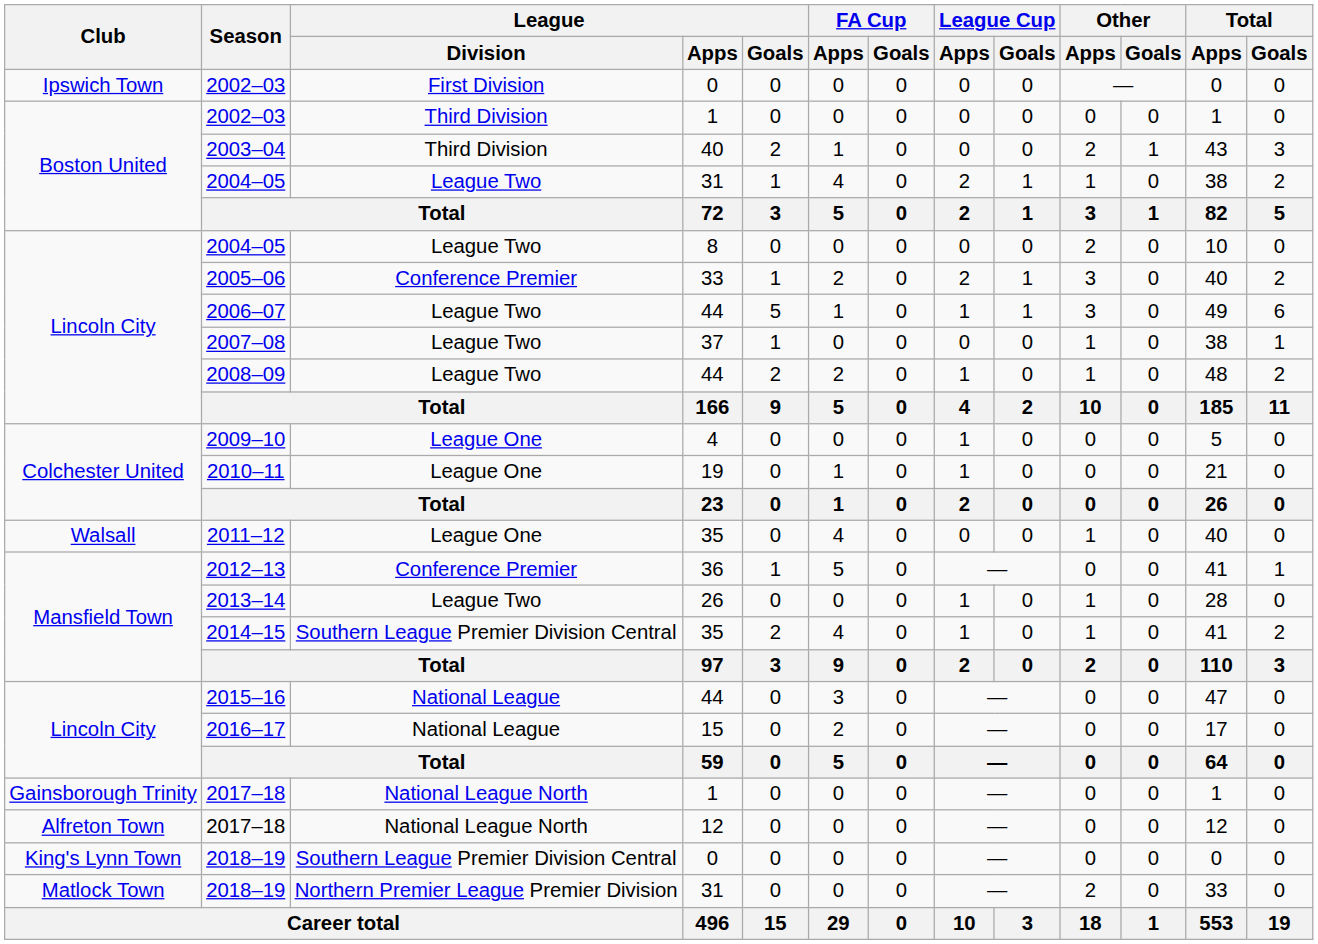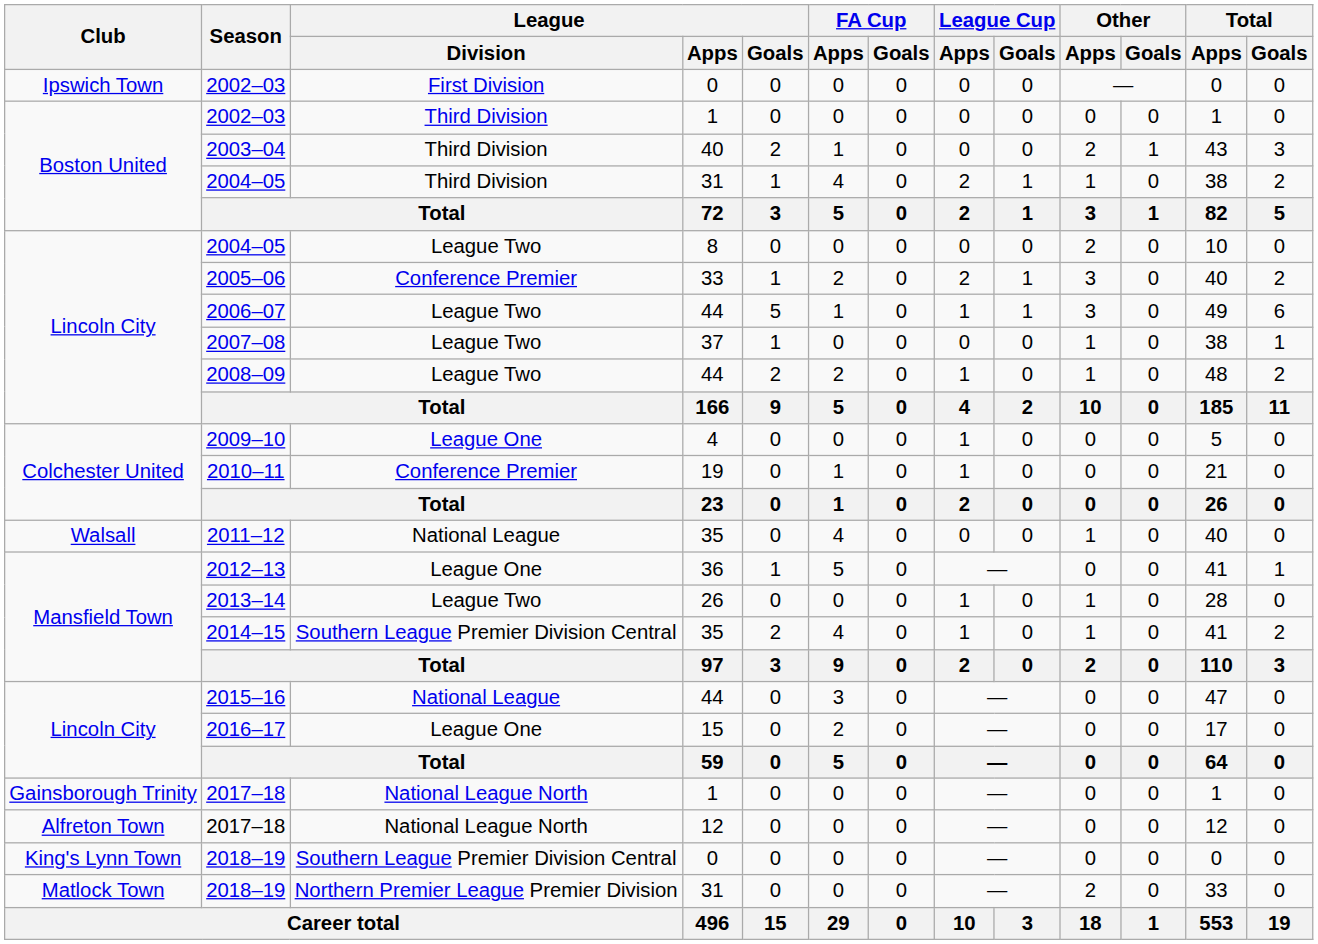(486, 181) League Two -> (486, 181) Third Division
(486, 471) League One -> (486, 471) Conference Premier
(486, 536) League One -> (486, 536) National League
(486, 568) Conference Premier -> (486, 568) League One
(486, 729) National League -> (486, 729) League One
